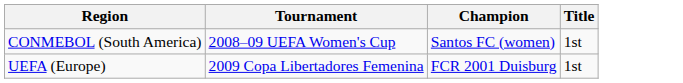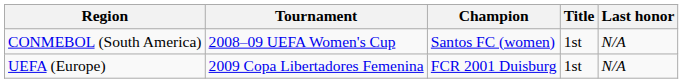+ column: (638, 16)
